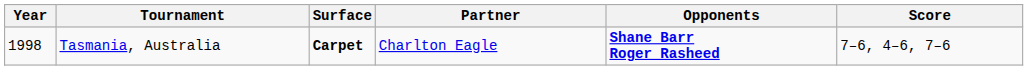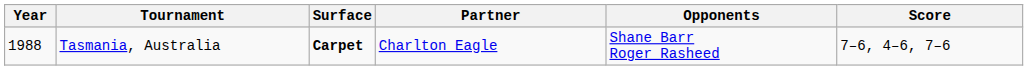(25, 46) 1998 -> (25, 46) 1988
(665, 46) bold -> (665, 46) normal
